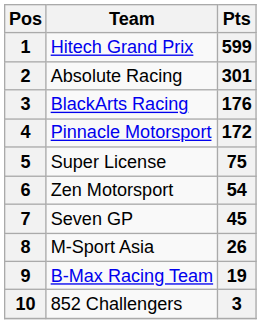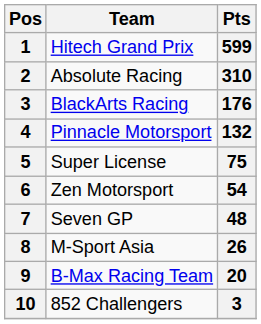(237, 76) 301 -> (237, 76) 310
(237, 133) 172 -> (237, 133) 132
(237, 218) 45 -> (237, 218) 48
(237, 275) 19 -> (237, 275) 20
